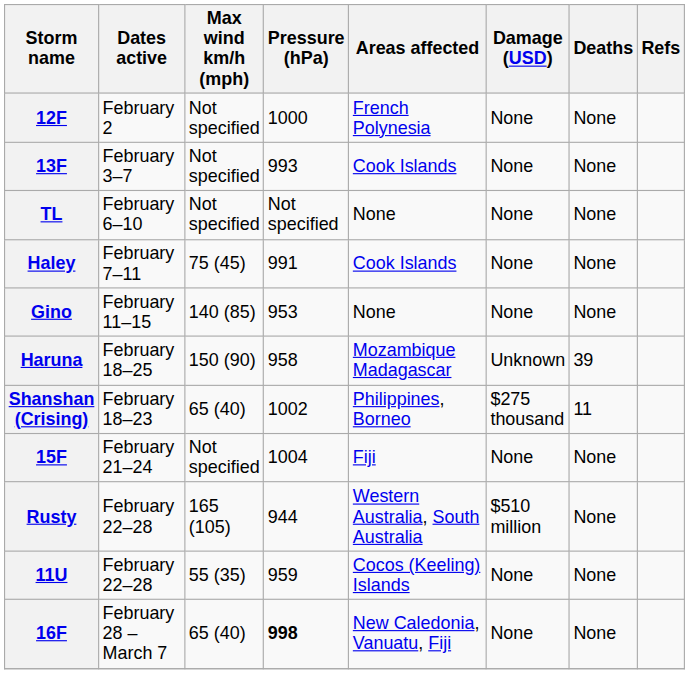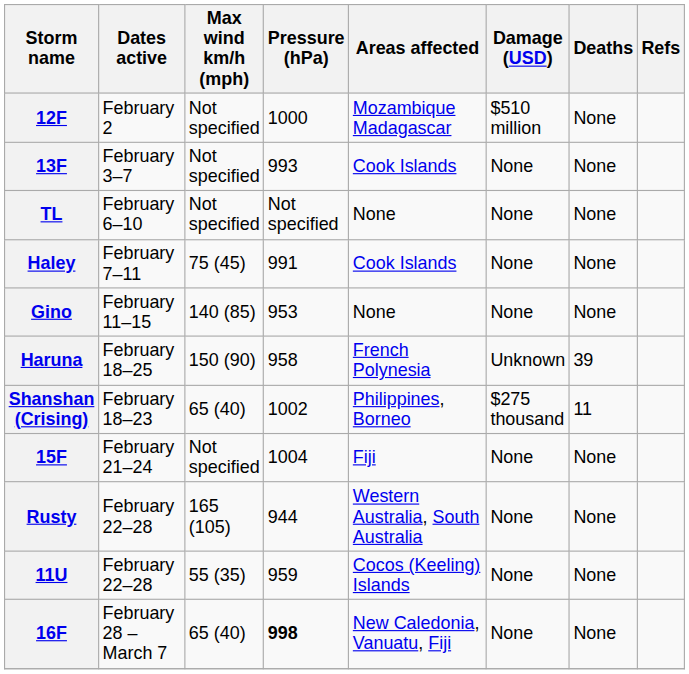(392, 117) French Polynesia -> (404, 117) Mozambique Madagascar
(512, 117) None -> (516, 117) $510 million
(404, 360) Mozambique Madagascar -> (392, 360) French Polynesia
(516, 516) $510 million -> (512, 516) None
